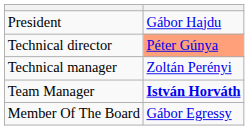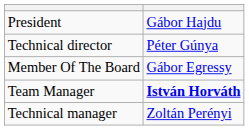(182, 45) lightsalmon background -> (182, 45) no background
rows swapped: (74, 113) <-> (62, 68)
